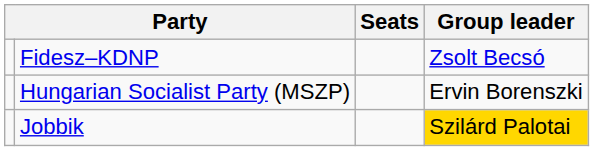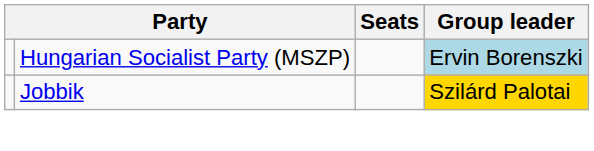- row: (89, 57)
(506, 92) no background -> (506, 57) lightblue background
